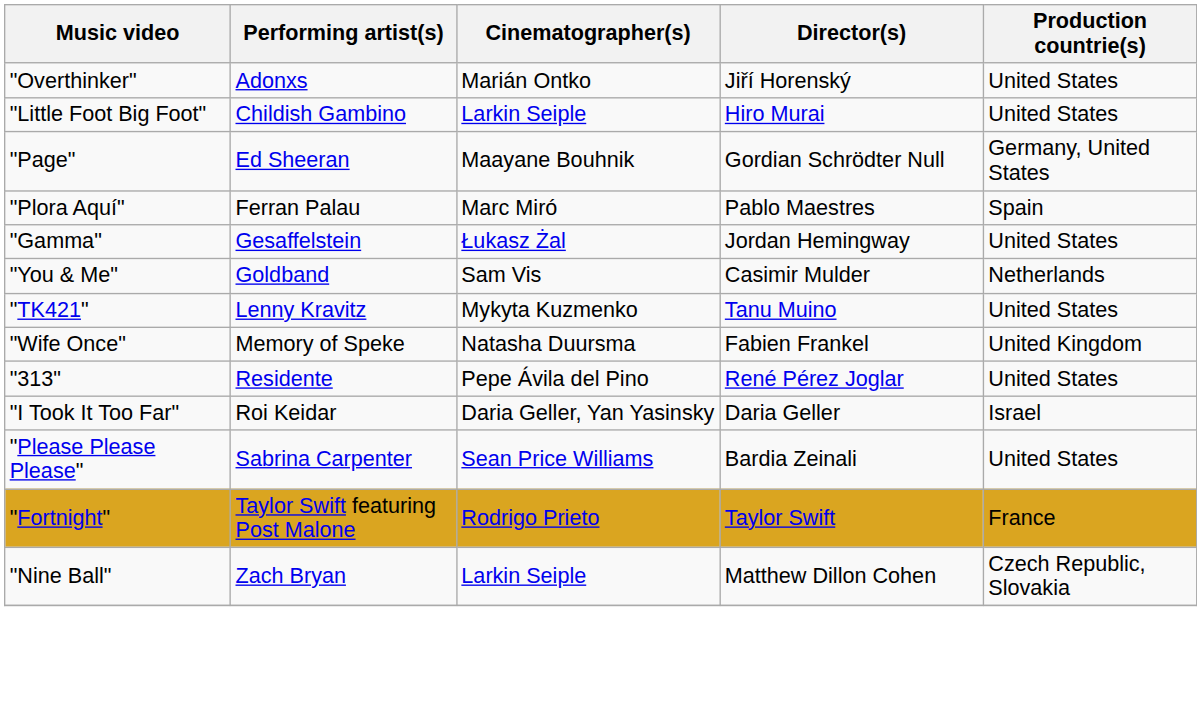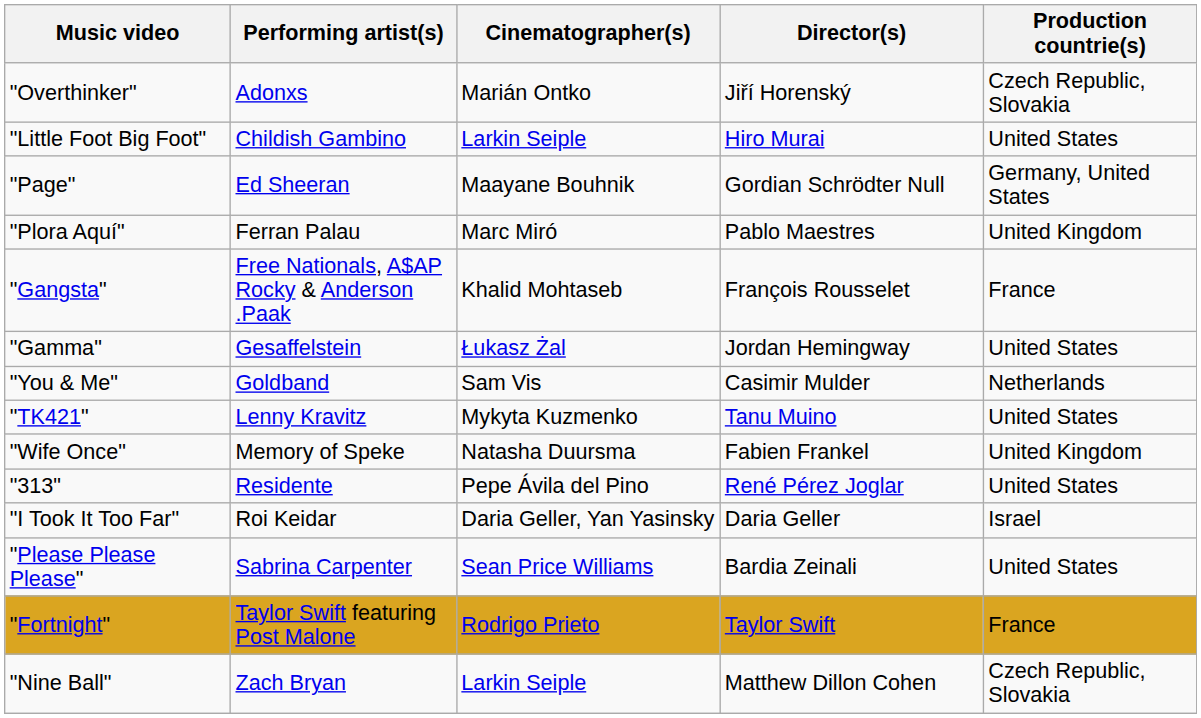(1053, 80) United States -> (1067, 92) Czech Republic, Slovakia
(1016, 207) Spain -> (1065, 231) United Kingdom
+ row: (58, 290)
